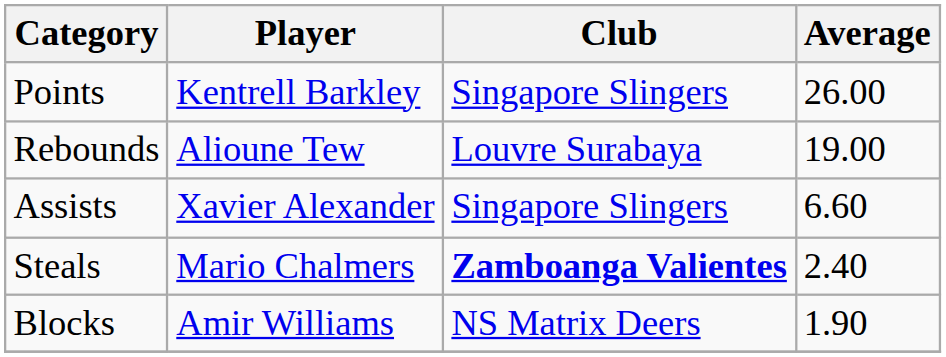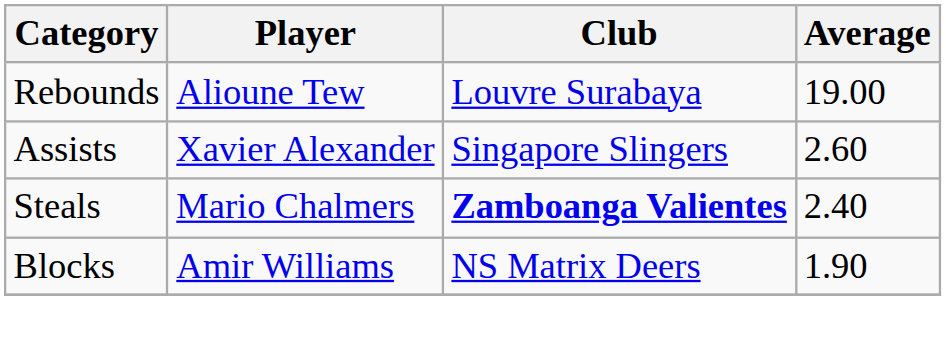- row: (59, 91)
(836, 206) 6.60 -> (836, 149) 2.60
